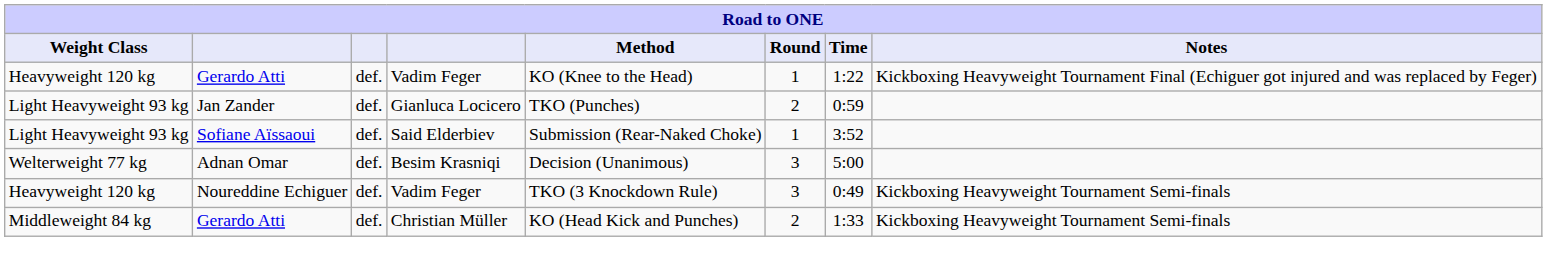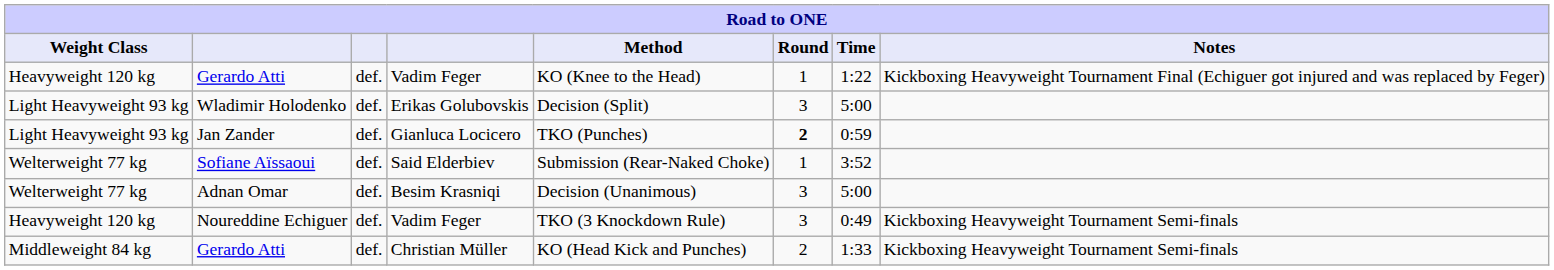+ row: (272, 105)
(795, 105) normal -> (803, 134) bold
(99, 134) Light Heavyweight 93 kg -> (78, 163) Welterweight 77 kg
